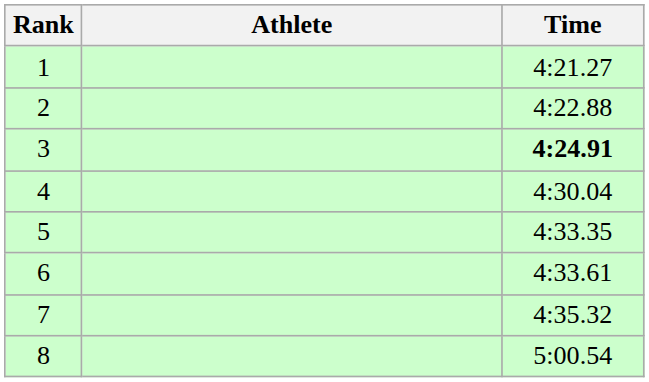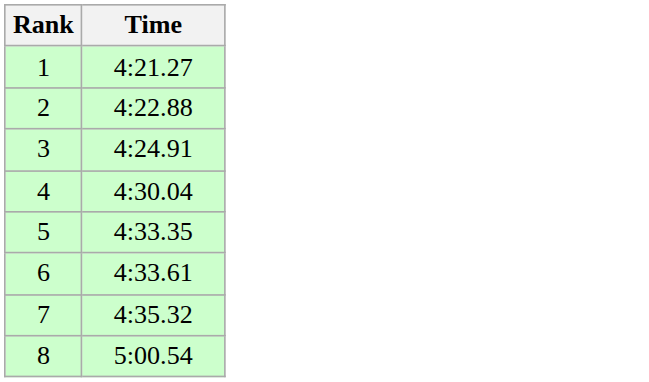- column: (292, 25)
(573, 149) bold -> (153, 149) normal
